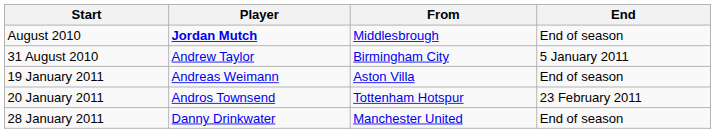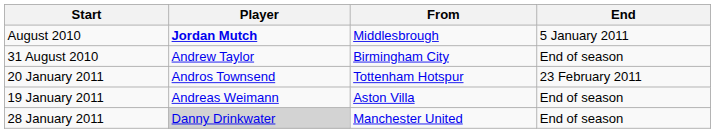(581, 36) End of season -> (584, 36) 5 January 2011
(584, 56) 5 January 2011 -> (581, 56) End of season
rows swapped: (56, 77) <-> (56, 98)
(223, 118) no background -> (223, 118) lightgrey background
